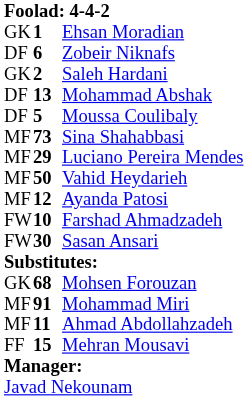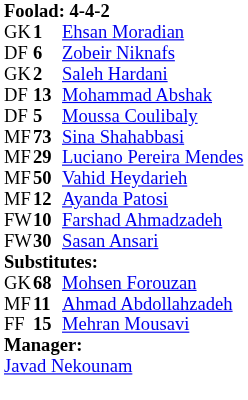- row: (126, 303)
